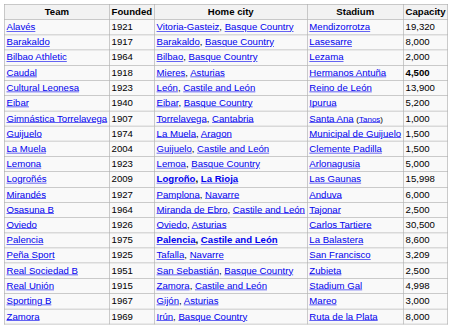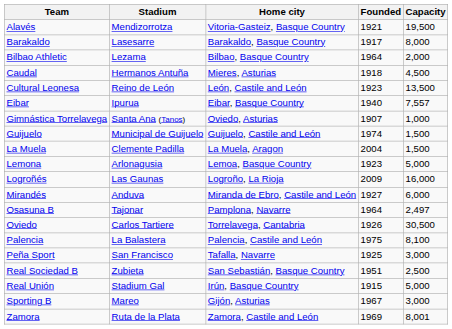columns swapped: (132, 12) <-> (355, 12)
(420, 27) 19,320 -> (420, 27) 19,500
(418, 73) bold -> (418, 73) normal
(420, 88) 13,900 -> (420, 88) 13,500
(418, 103) 5,200 -> (418, 103) 7,557
(205, 118) Torrelavega, Cantabria -> (243, 118) Oviedo, Asturias
(194, 133) La Muela, Aragon -> (264, 133) Guijuelo, Castile and León
(213, 149) Guijuelo, Castile and León -> (245, 149) La Muela, Aragon
(197, 179) bold -> (246, 179) normal
(420, 179) 15,998 -> (420, 179) 16,000
(198, 194) Pamplona, Navarre -> (282, 194) Miranda de Ebro, Castile and León
(231, 210) Miranda de Ebro, Castile and León -> (249, 210) Pamplona, Navarre
(418, 210) 2,500 -> (418, 210) 2,497
(192, 225) Oviedo, Asturias -> (256, 225) Torrelavega, Cantabria
(217, 240) bold -> (265, 240) normal
(418, 240) 8,600 -> (418, 240) 8,100
(418, 255) 3,209 -> (418, 255) 3,000
(212, 286) Zamora, Castile and León -> (253, 286) Irún, Basque Country
(418, 286) 4,998 -> (418, 286) 5,000
(202, 316) Irún, Basque Country -> (263, 316) Zamora, Castile and León
(418, 316) 8,000 -> (418, 316) 8,001
